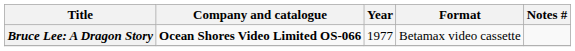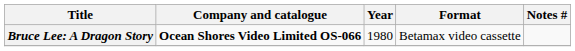(380, 35) 1977 -> (380, 35) 1980
